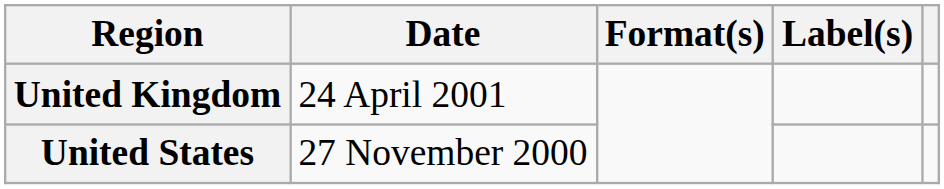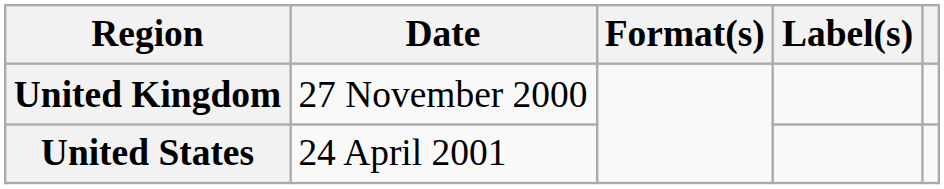(402, 93) 24 April 2001 -> (443, 93) 27 November 2000
(443, 152) 27 November 2000 -> (402, 152) 24 April 2001
